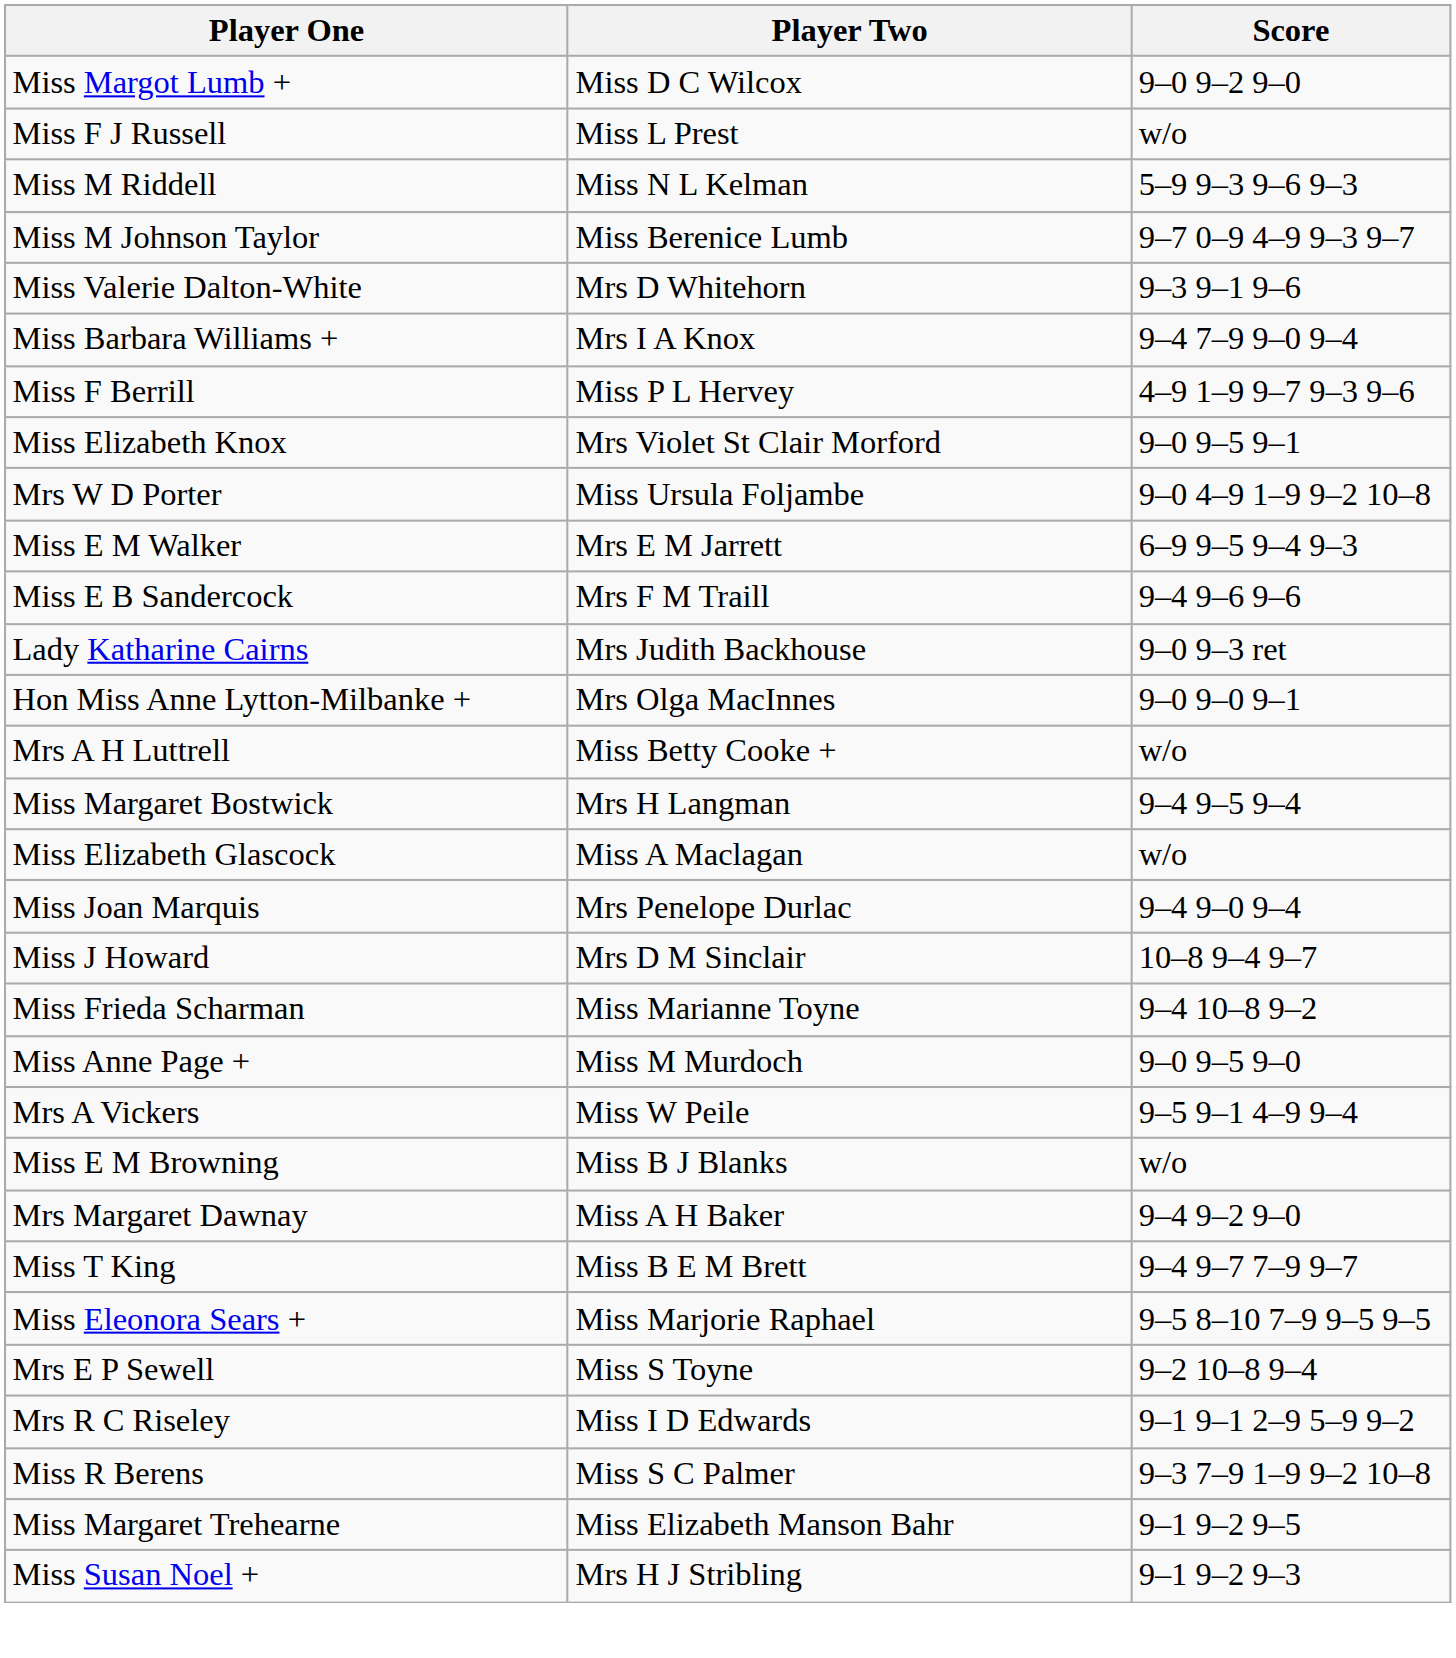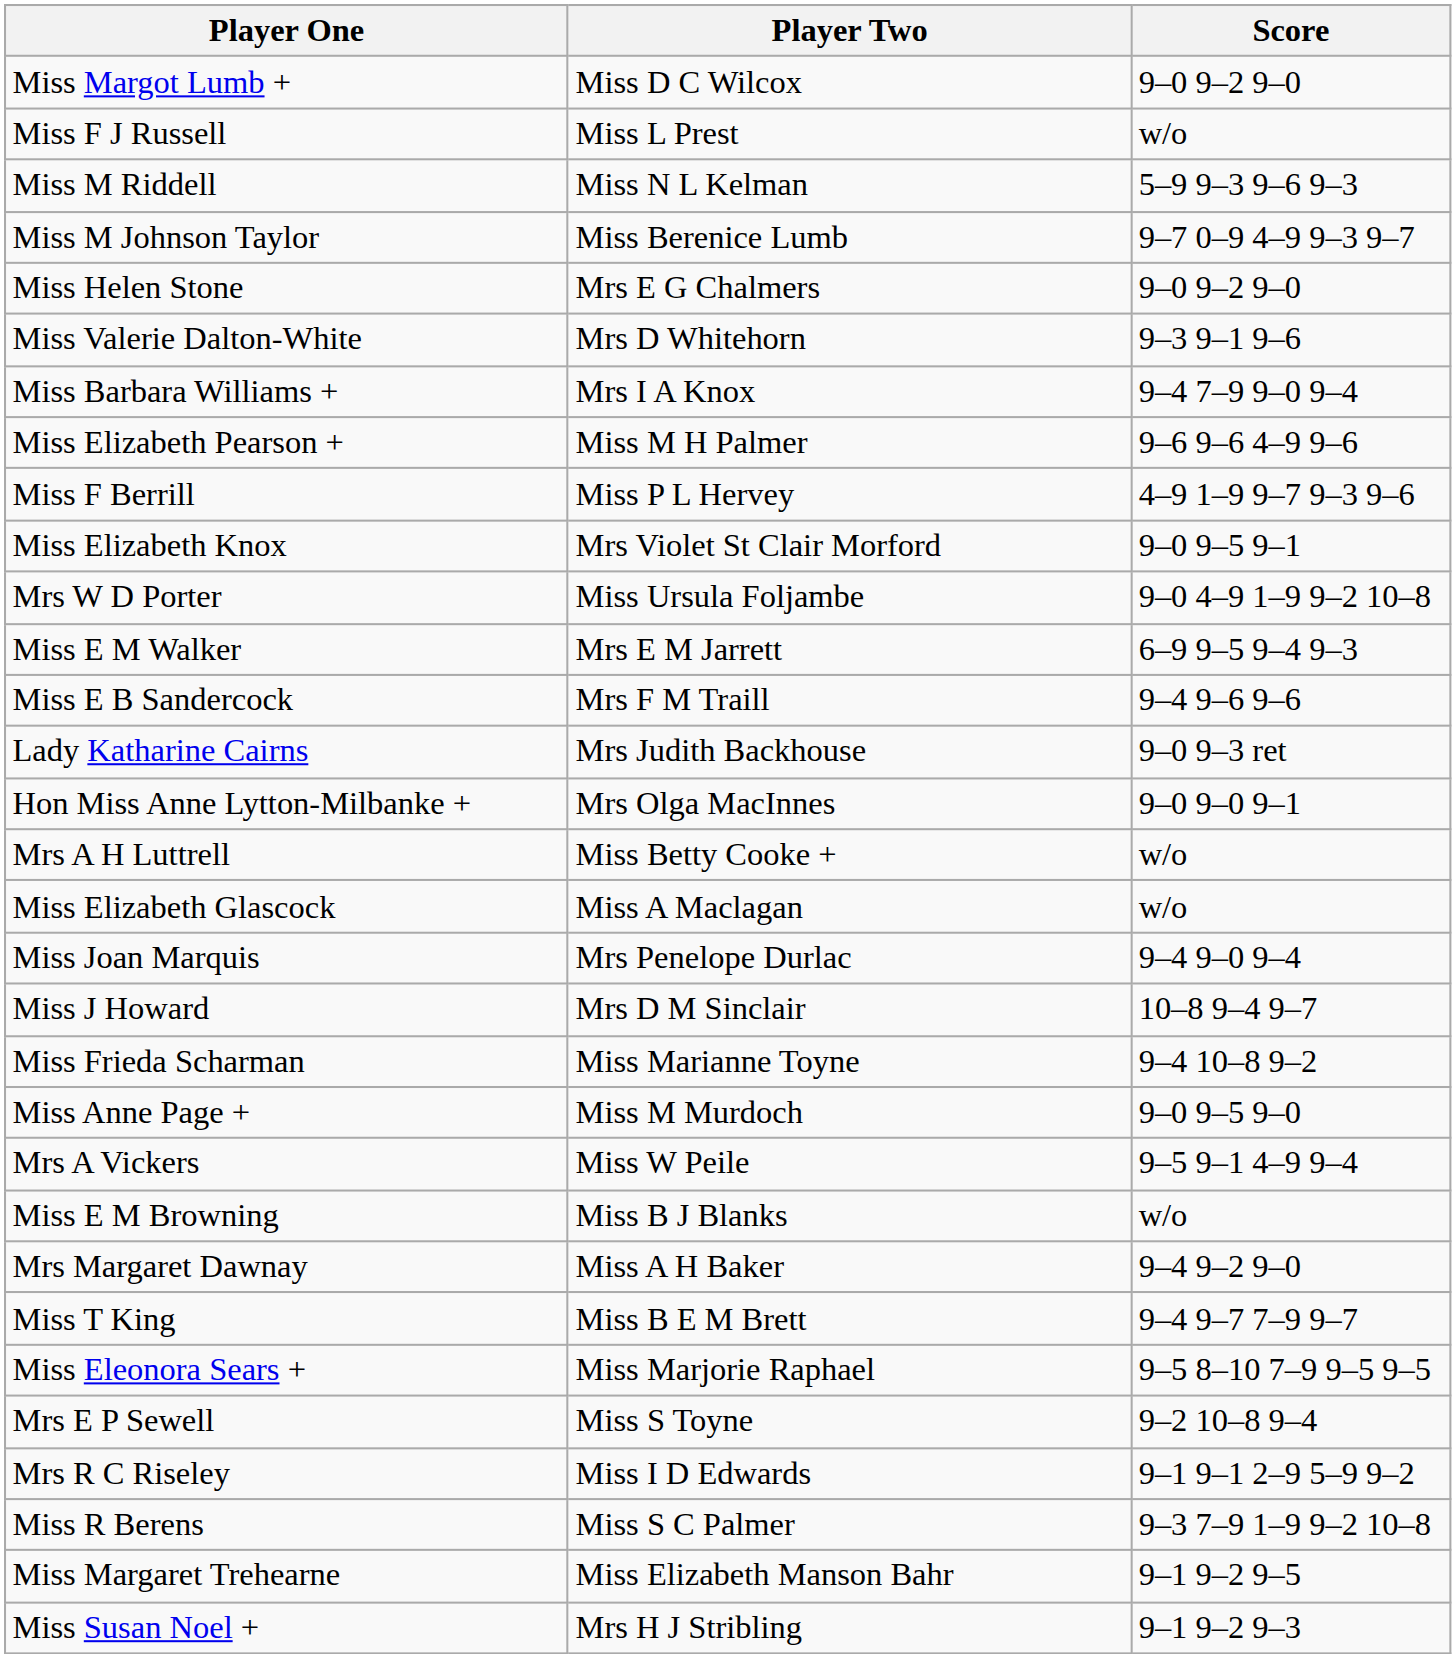+ row: (128, 287)
+ row: (178, 442)
- row: (173, 802)
